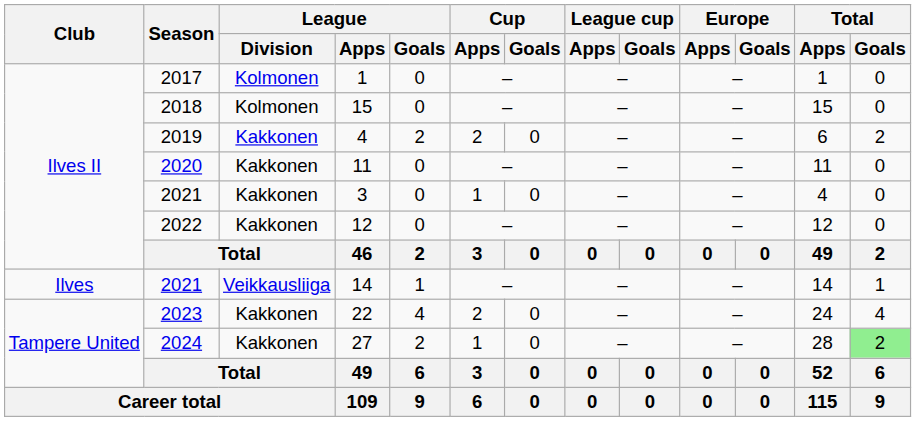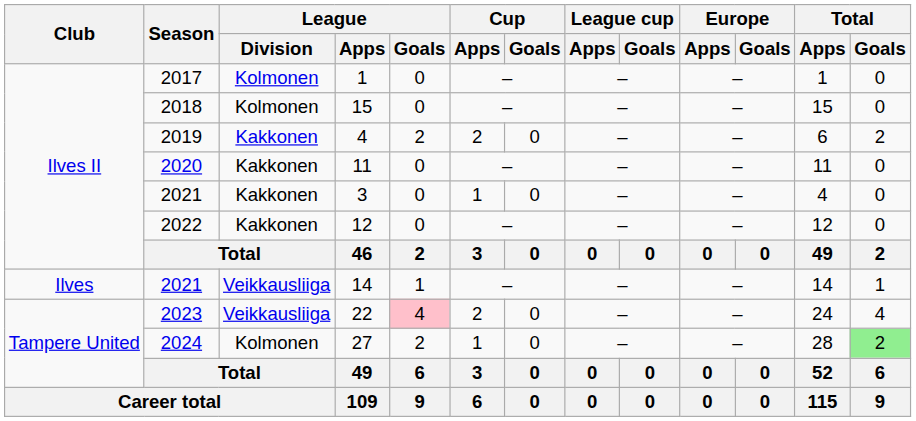(277, 313) Kakkonen -> (277, 313) Veikkausliiga
(420, 313) no background -> (420, 313) pink background
(277, 343) Kakkonen -> (277, 343) Kolmonen
